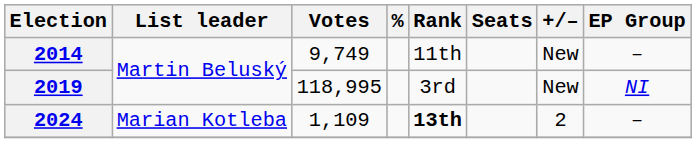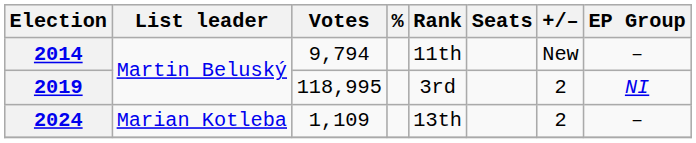(339, 54) 9,749 -> (339, 54) 9,794
(560, 87) New -> (560, 87) 2
(438, 120) bold -> (438, 120) normal
